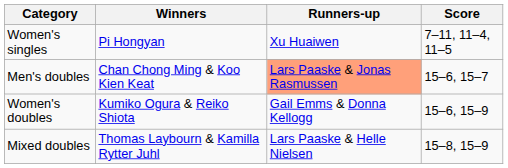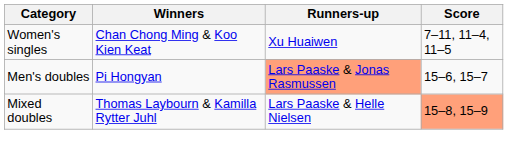(132, 42) Pi Hongyan -> (166, 42) Chan Chong Ming & Koo Kien Keat
(169, 76) Chan Chong Ming & Koo Kien Keat -> (129, 76) Pi Hongyan
- row: (34, 111)
(456, 146) no background -> (456, 111) lightsalmon background
